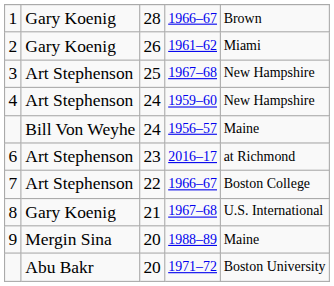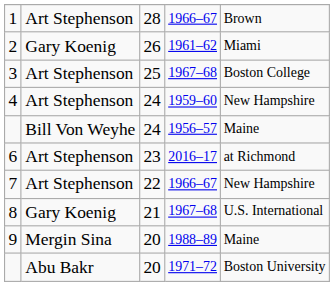(71, 18) Gary Koenig -> (79, 18) Art Stephenson
(269, 73) New Hampshire -> (267, 73) Boston College
(267, 184) Boston College -> (269, 184) New Hampshire
